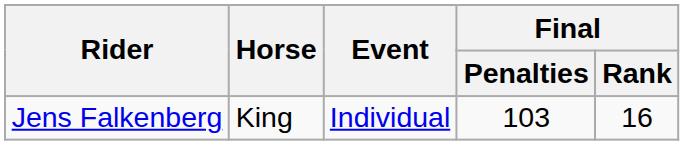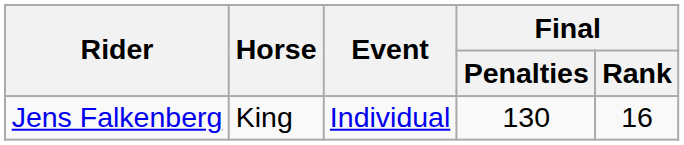(526, 118) 103 -> (526, 118) 130
